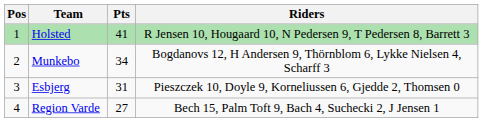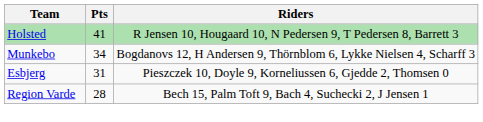- column: (17, 14)
(122, 107) 27 -> (99, 93) 28
